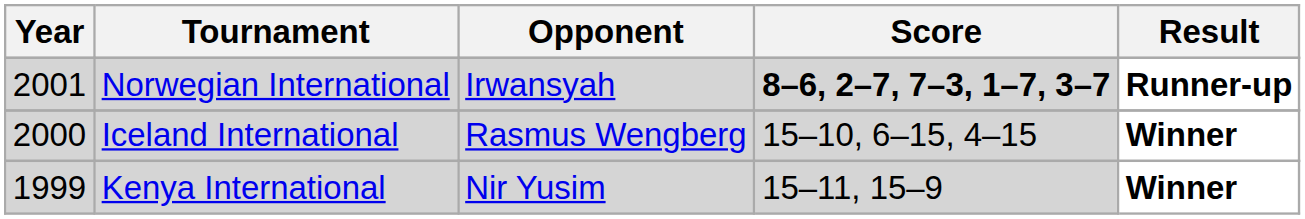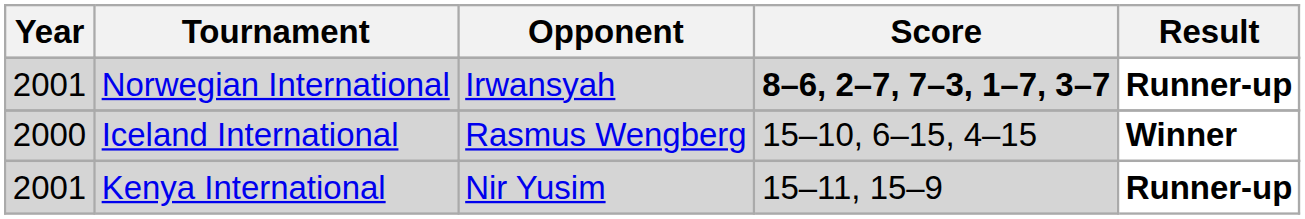(50, 188) 1999 -> (50, 188) 2001
(1181, 188) Winner -> (1209, 188) Runner-up
